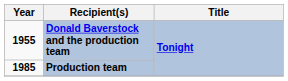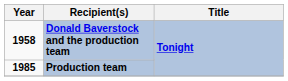(24, 40) 1955 -> (24, 40) 1958
